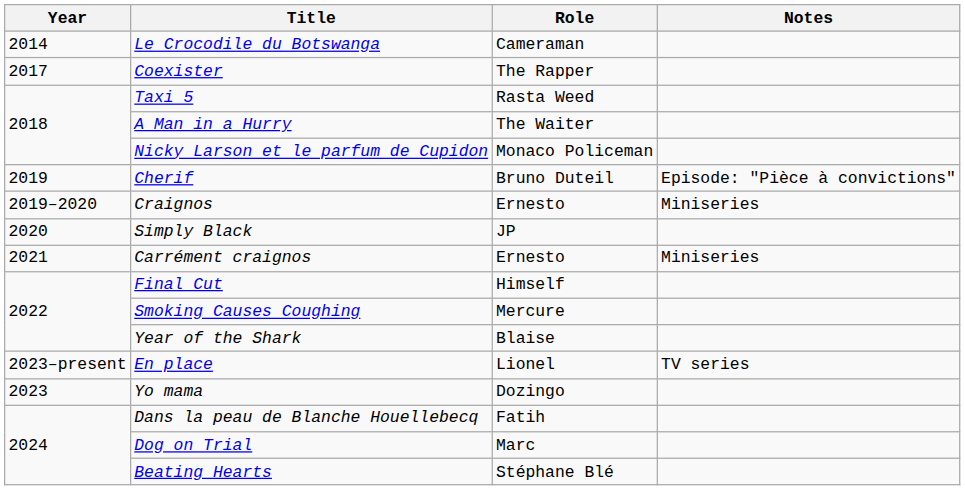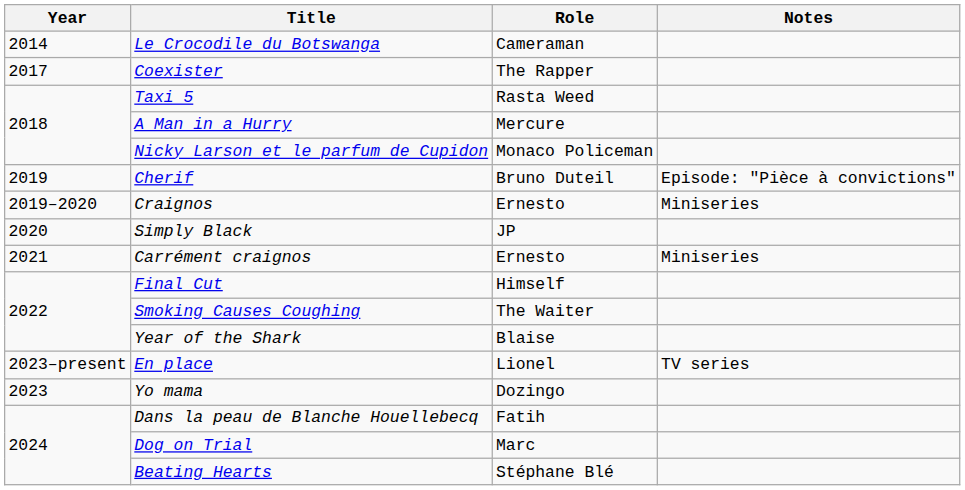(545, 125) The Waiter -> (530, 125) Mercure
(530, 312) Mercure -> (545, 312) The Waiter
